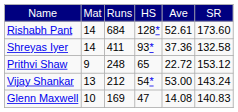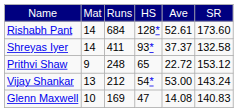(178, 47) 37.36 -> (178, 47) 37.37
